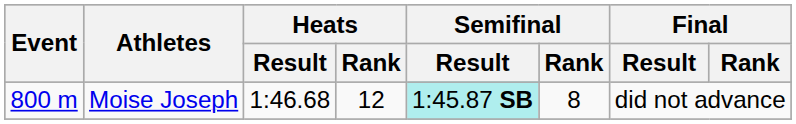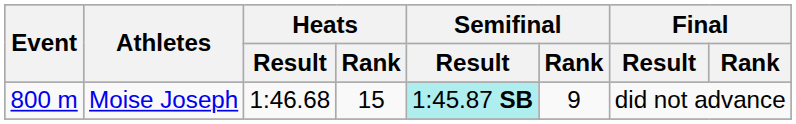(371, 101) 12 -> (371, 101) 15
(574, 101) 8 -> (574, 101) 9
